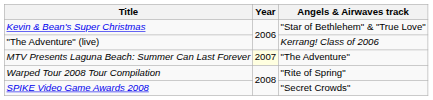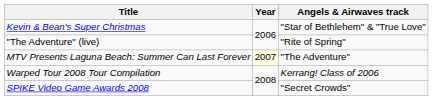(330, 42) Kerrang! Class of 2006 -> (313, 42) "Rite of Spring"
(313, 73) "Rite of Spring" -> (330, 73) Kerrang! Class of 2006
